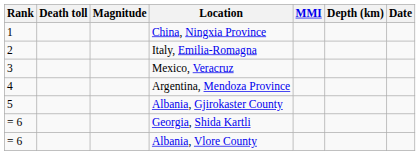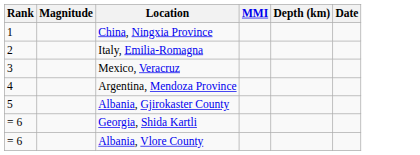- column: (63, 13)
